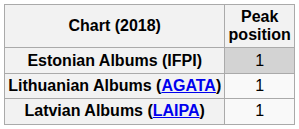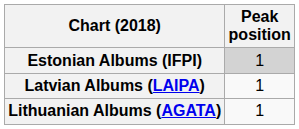rows swapped: (115, 111) <-> (115, 85)
